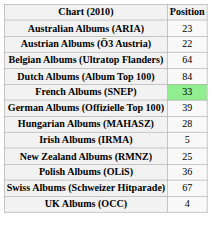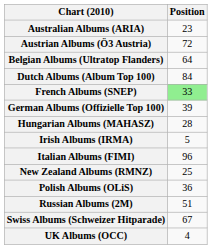(187, 44) 22 -> (187, 44) 72
+ row: (86, 156)
+ row: (86, 204)
